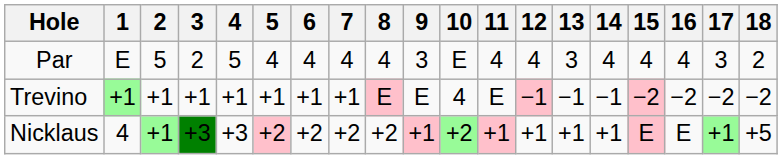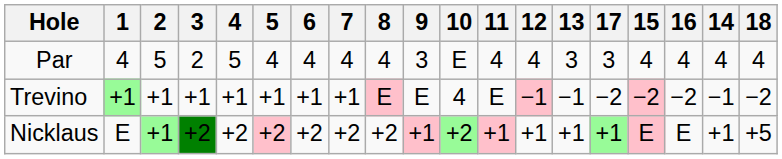columns swapped: (609, 23) <-> (721, 23)
(122, 60) E -> (122, 60) 4
(759, 60) 2 -> (759, 60) 4
(122, 134) 4 -> (122, 134) E
(197, 134) +3 -> (197, 134) +2
(235, 134) +3 -> (235, 134) +2
